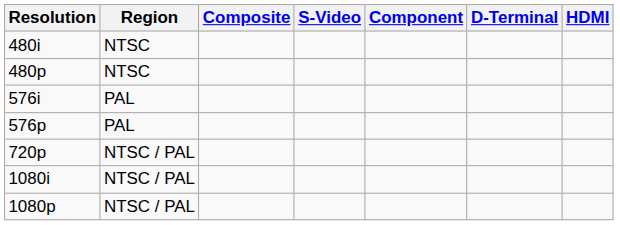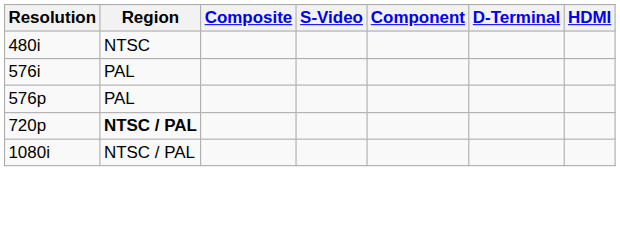- row: (27, 71)
(149, 152) normal -> (150, 125) bold
- row: (32, 206)
